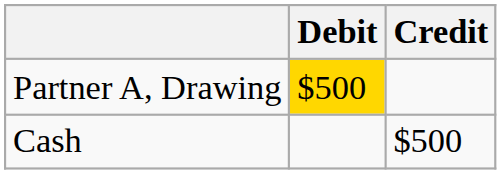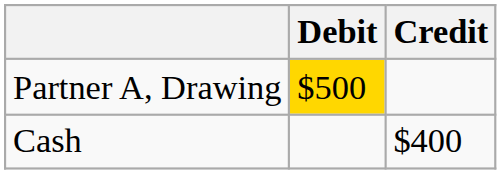(428, 140) $500 -> (428, 140) $400
